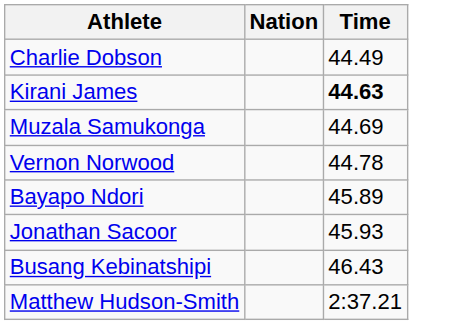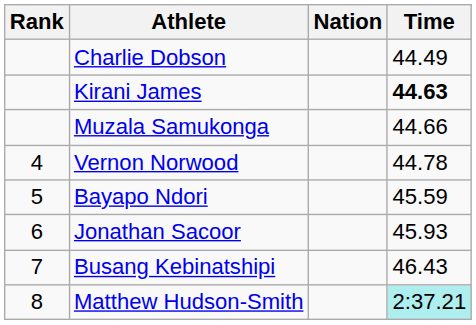+ column: (37, 22)
(356, 127) 44.69 -> (420, 127) 44.66
(356, 197) 45.89 -> (420, 197) 45.59
(365, 302) no background -> (429, 302) paleturquoise background
